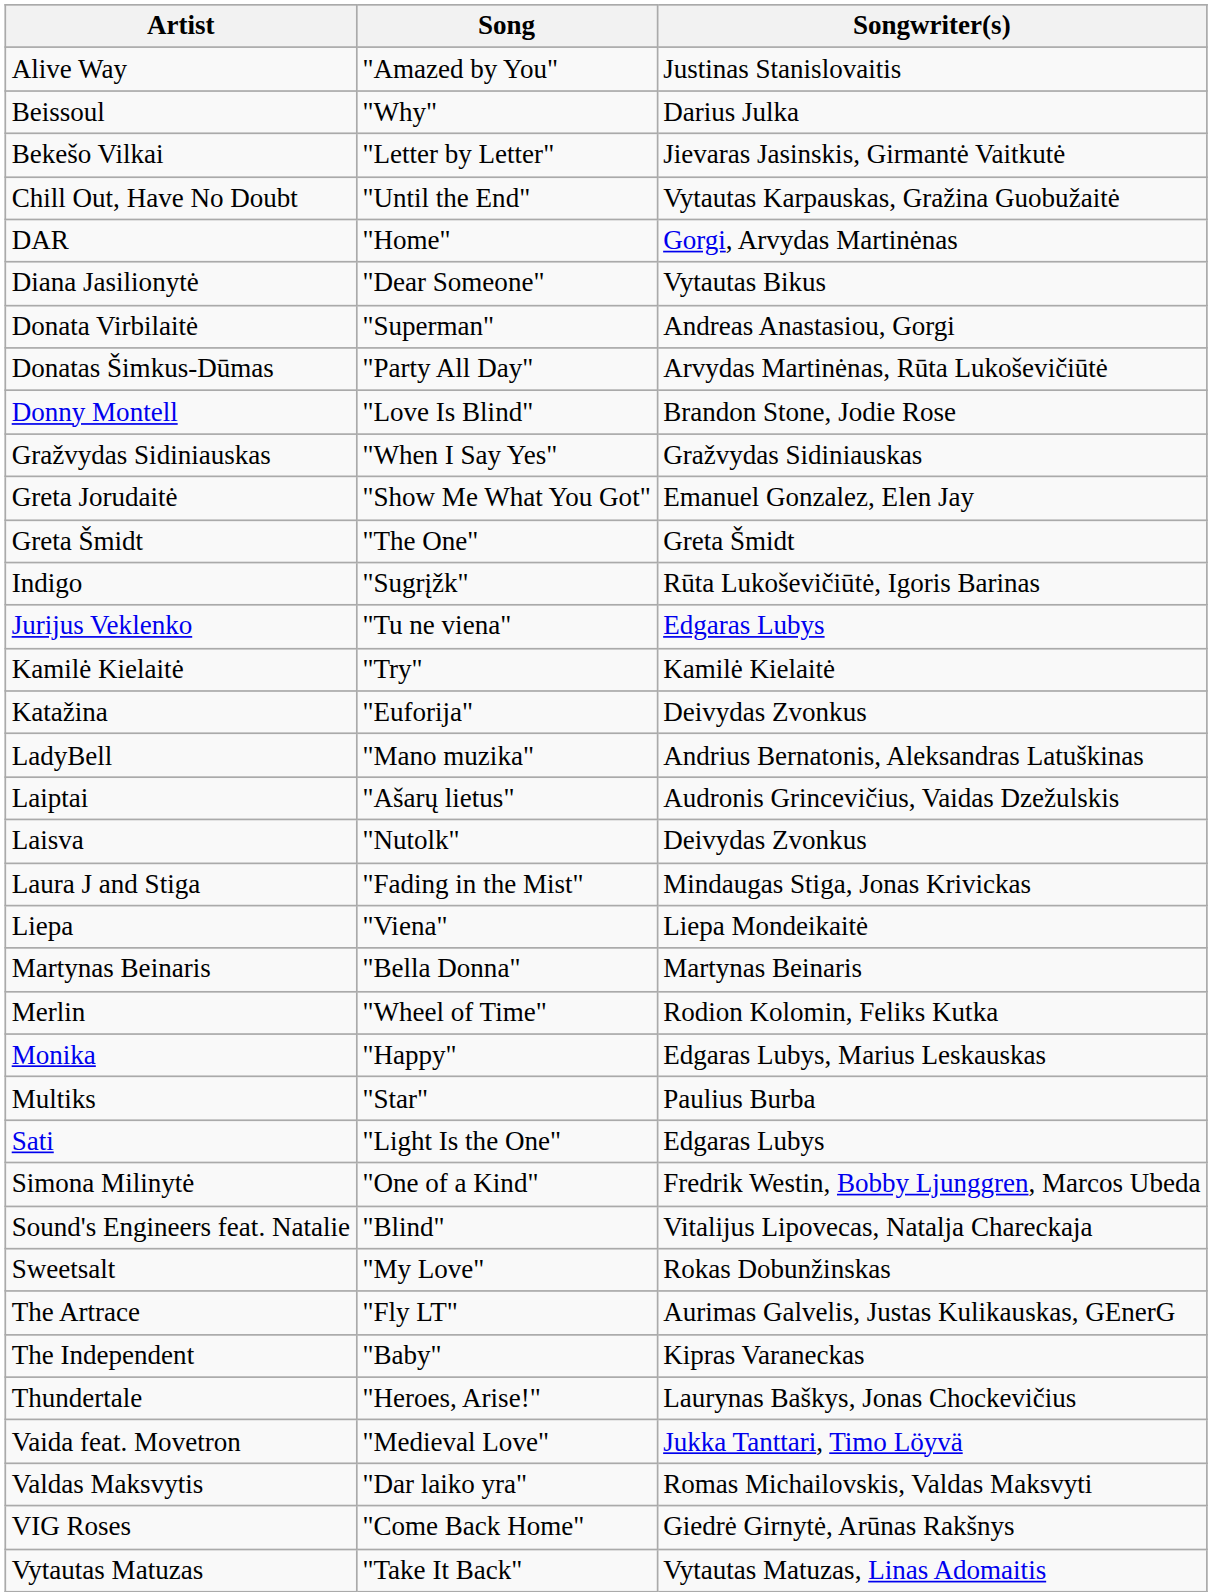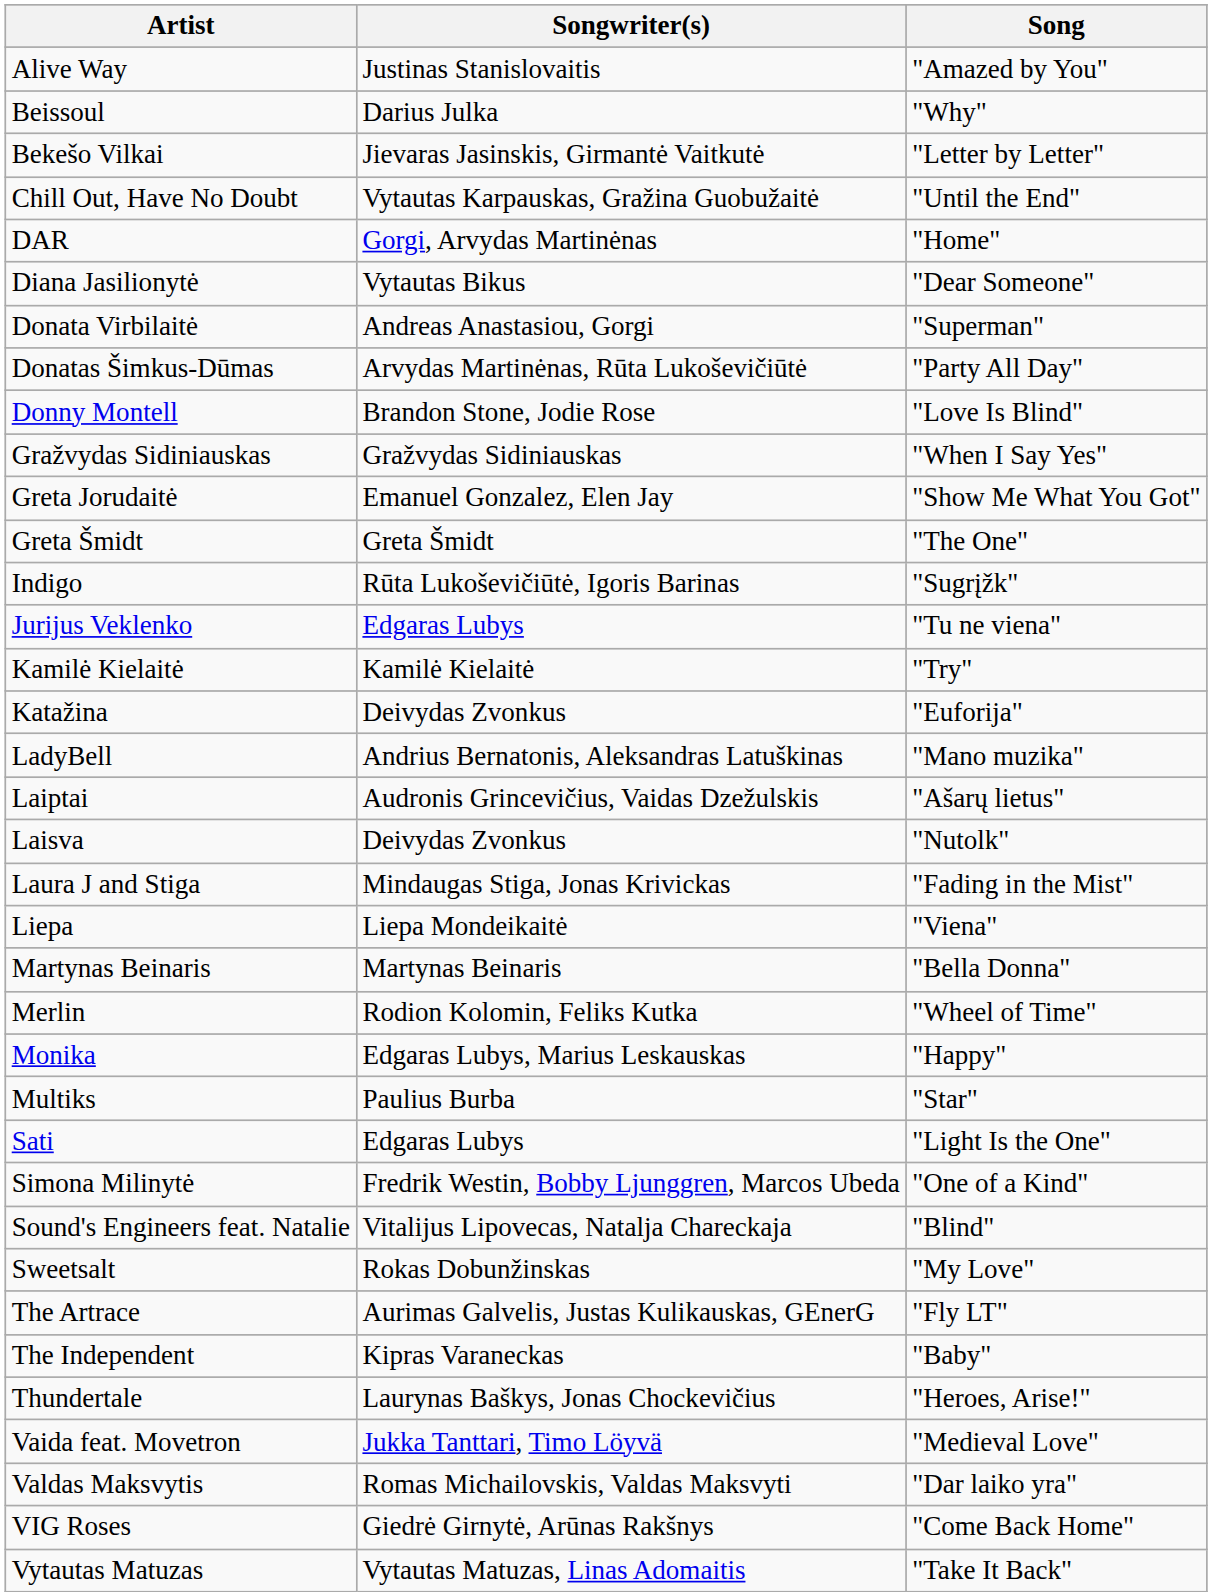columns swapped: (507, 25) <-> (932, 25)
